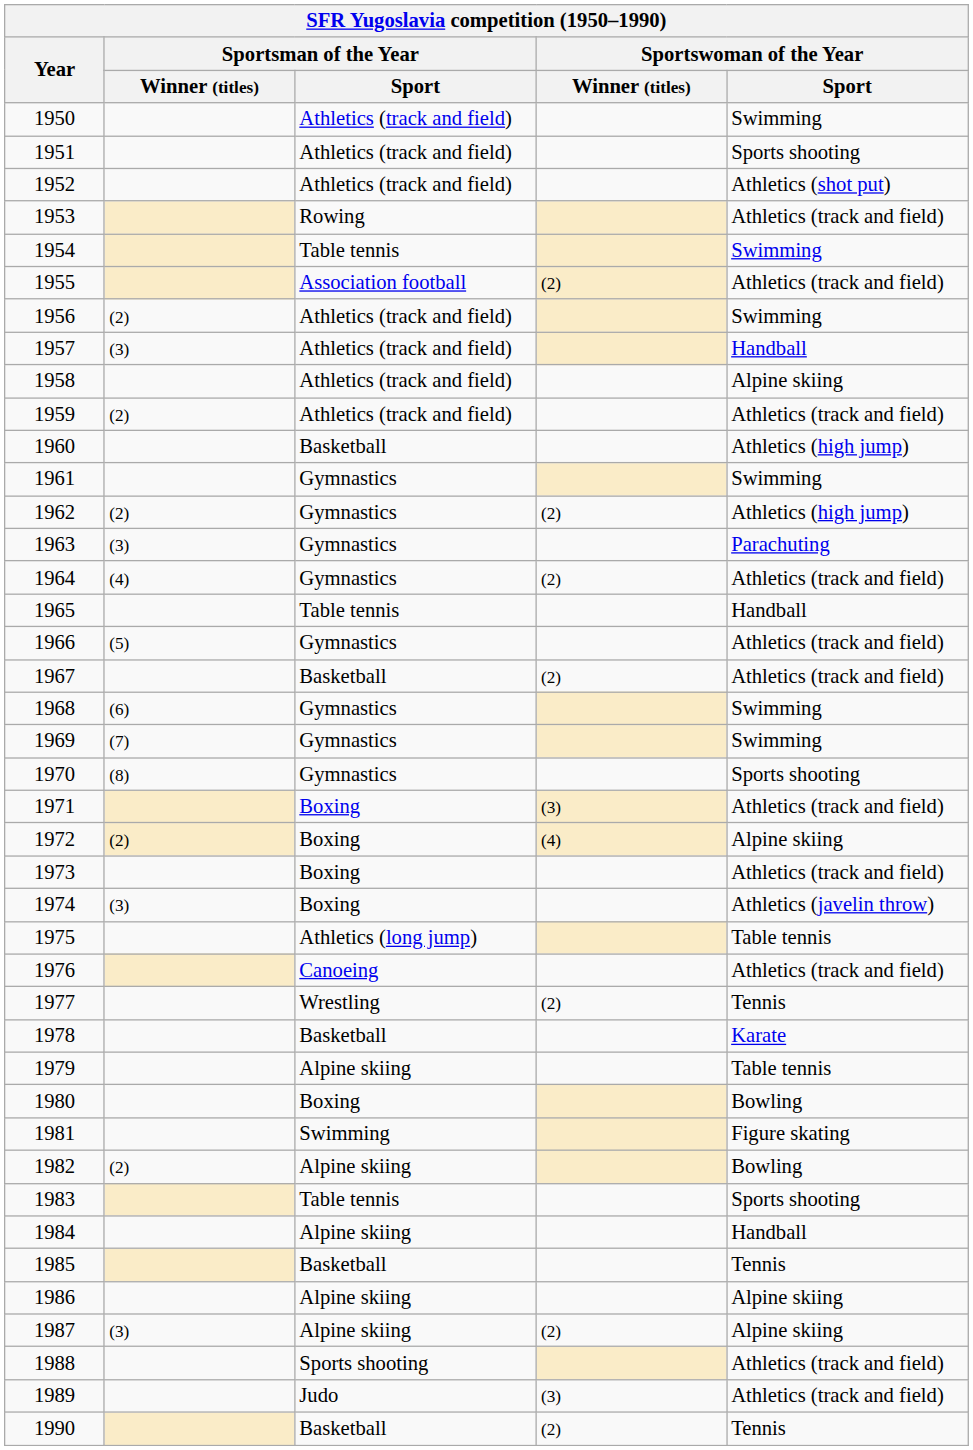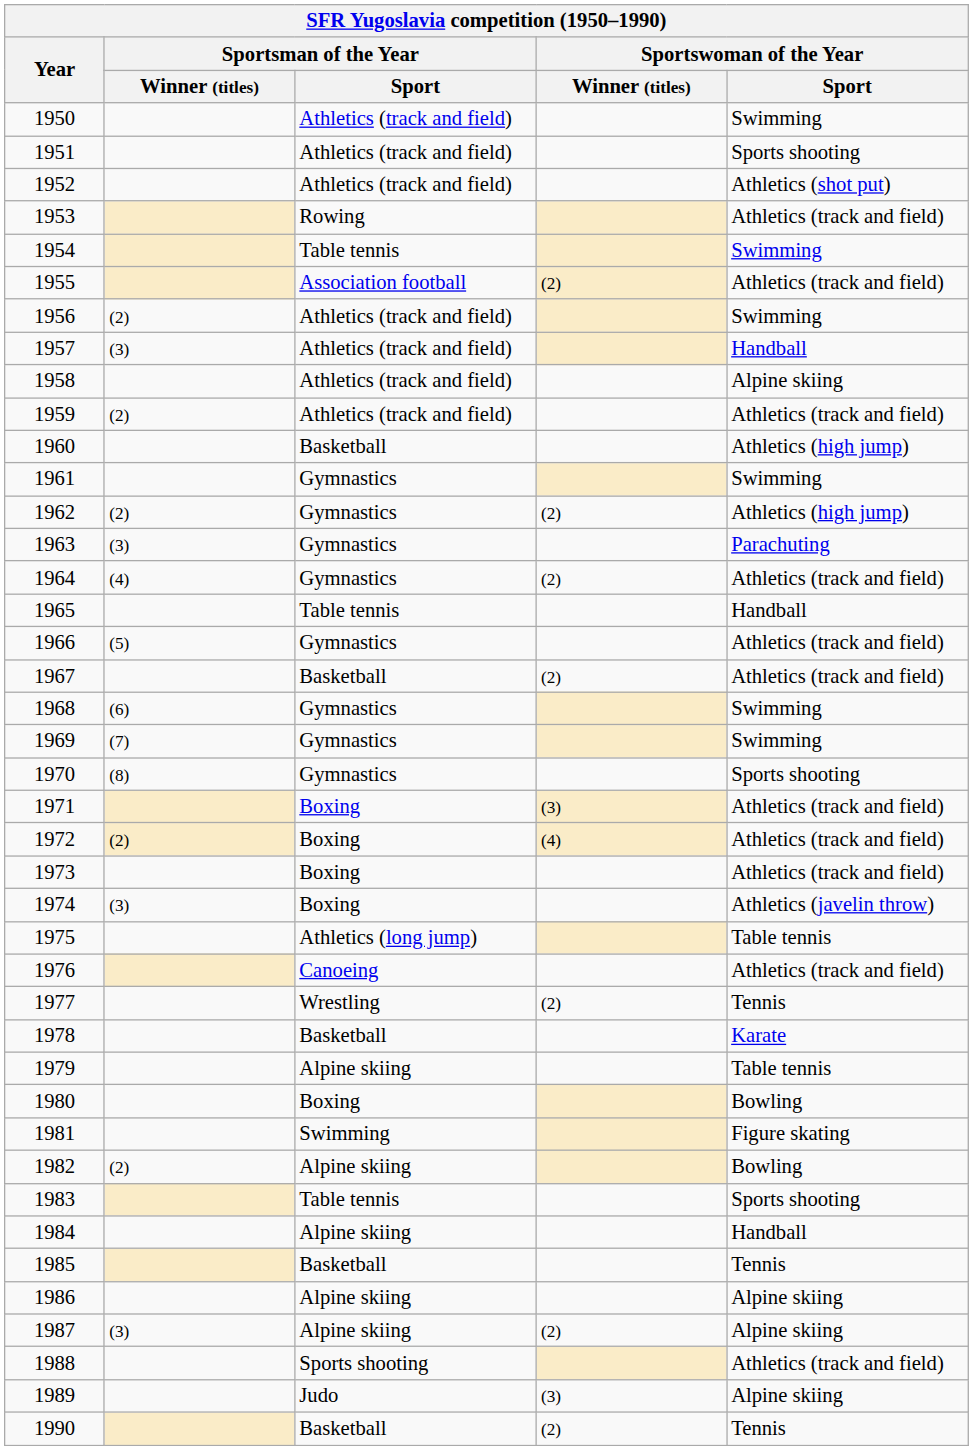(787, 839) Alpine skiing -> (837, 839) Athletics (track and field)
(837, 1395) Athletics (track and field) -> (787, 1395) Alpine skiing
